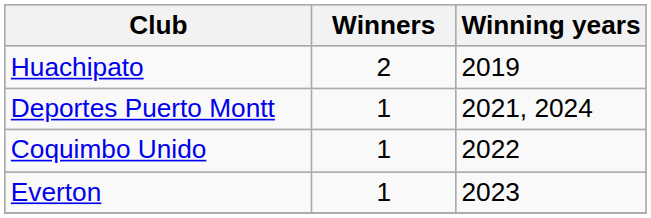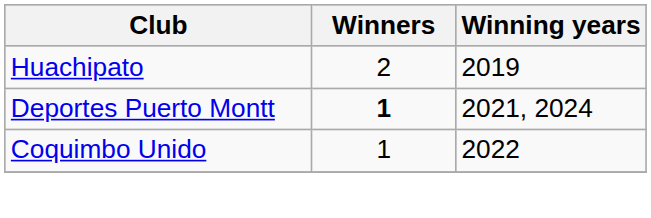(384, 108) normal -> (384, 108) bold
- row: (56, 191)
